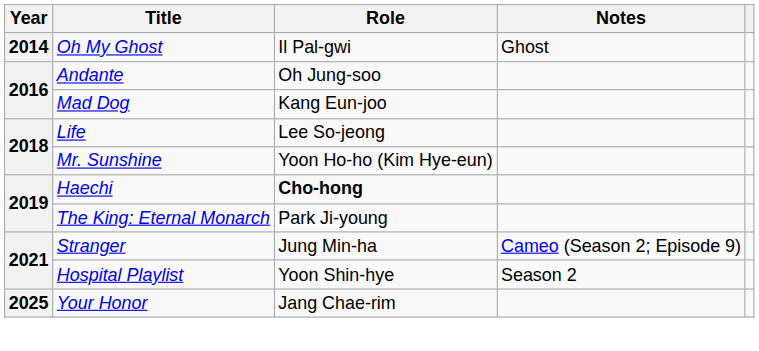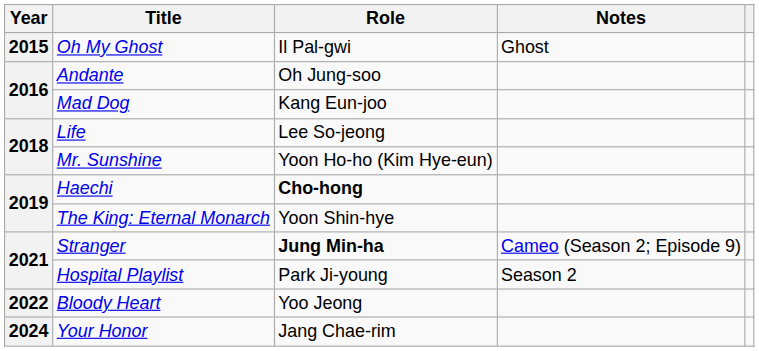(29, 47) 2014 -> (29, 47) 2015
(333, 217) Park Ji-young -> (336, 217) Yoon Shin-hye
(328, 246) normal -> (331, 246) bold
(336, 274) Yoon Shin-hye -> (333, 274) Park Ji-young
+ row: (109, 302)
(29, 302) 2025 -> (29, 331) 2024
